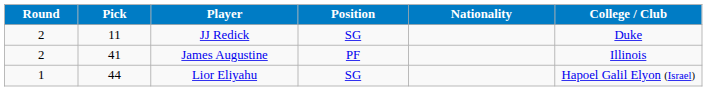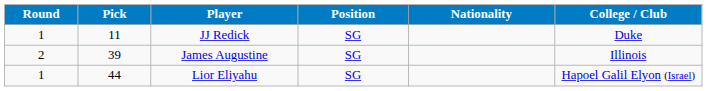(41, 34) 2 -> (41, 34) 1
(114, 55) 41 -> (114, 55) 39
(353, 55) PF -> (353, 55) SG
